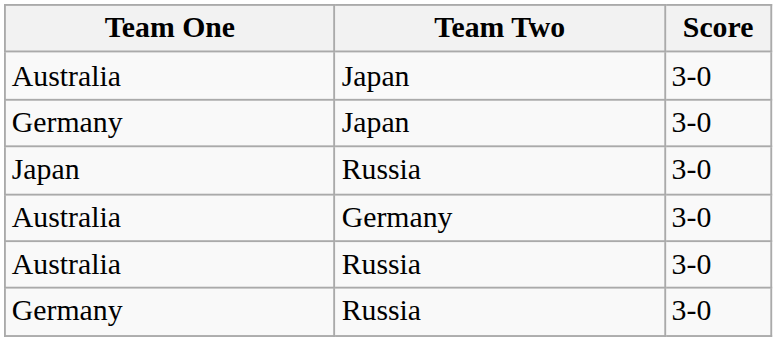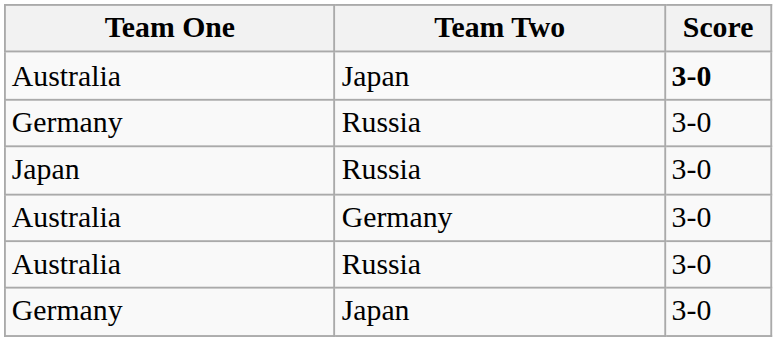(691, 75) normal -> (691, 75) bold
rows swapped: (67, 311) <-> (67, 122)
